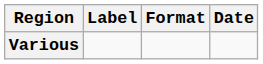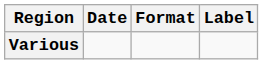columns swapped: (234, 18) <-> (112, 18)
